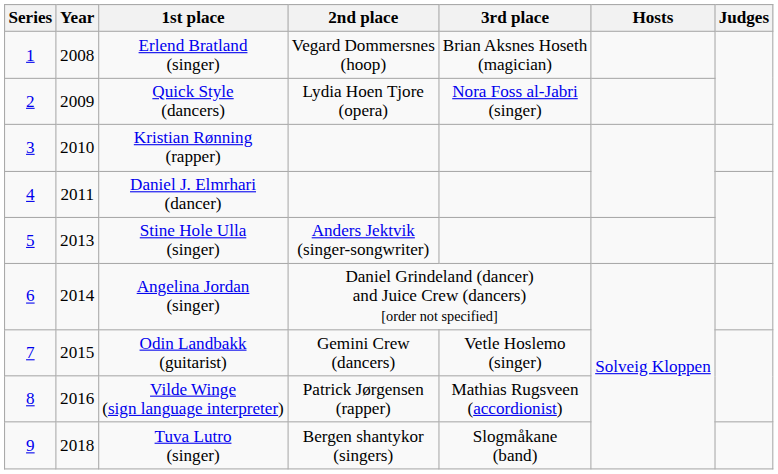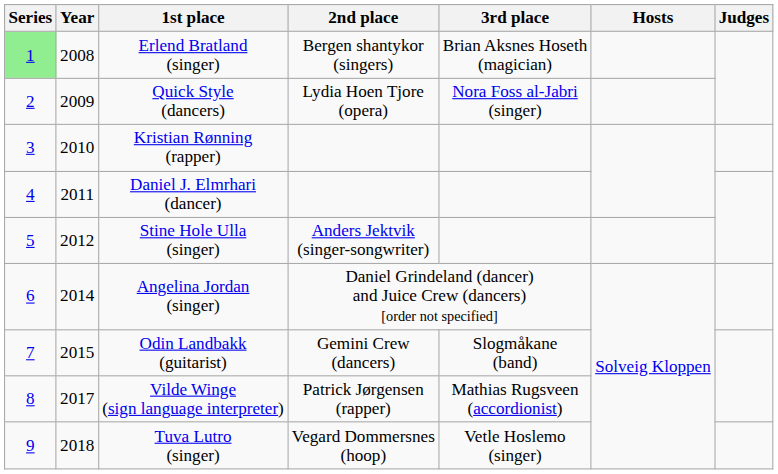(30, 54) no background -> (30, 54) lightgreen background
(363, 54) Vegard Dommersnes (hoop) -> (363, 54) Bergen shantykor (singers)
(77, 240) 2013 -> (77, 240) 2012
(515, 352) Vetle Hoslemo (singer) -> (515, 352) Slogmåkane (band)
(77, 398) 2016 -> (77, 398) 2017
(363, 445) Bergen shantykor (singers) -> (363, 445) Vegard Dommersnes (hoop)
(515, 445) Slogmåkane (band) -> (515, 445) Vetle Hoslemo (singer)
